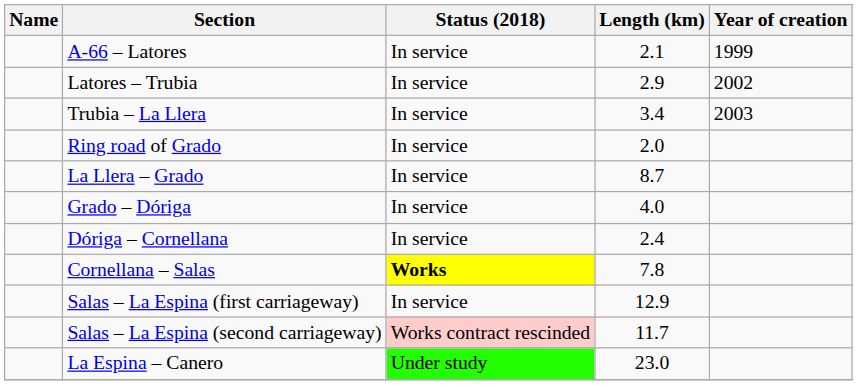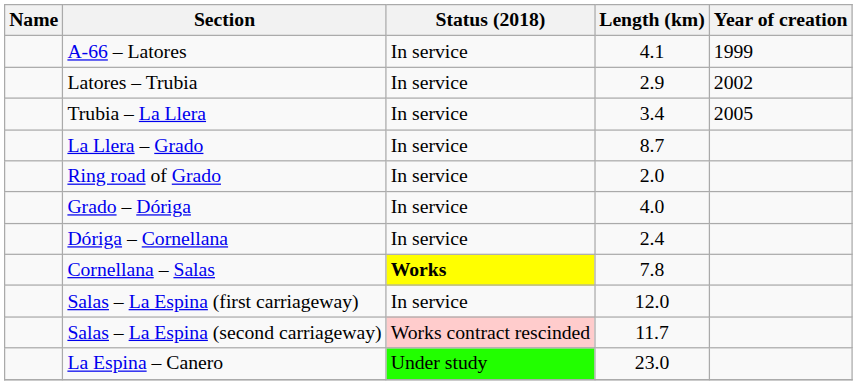(652, 51) 2.1 -> (652, 51) 4.1
(734, 113) 2003 -> (734, 113) 2005
rows swapped: (135, 176) <-> (144, 144)
(652, 301) 12.9 -> (652, 301) 12.0
